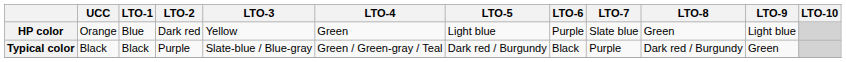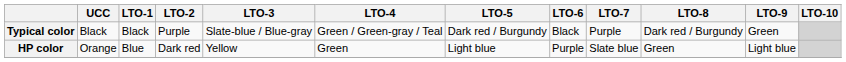rows swapped: (41, 49) <-> (41, 31)
